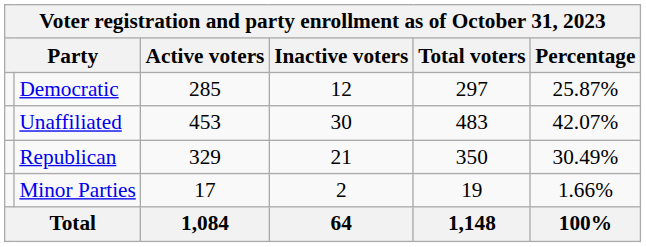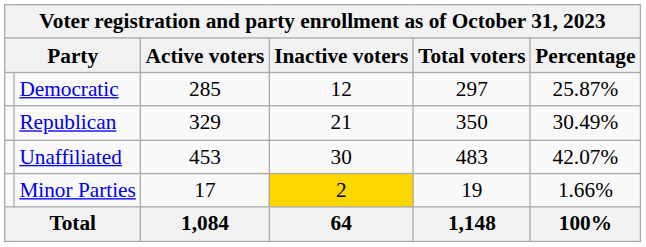rows swapped: (68, 156) <-> (71, 122)
(341, 190) no background -> (341, 190) gold background
